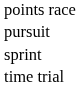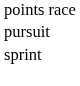- row: (34, 77)
